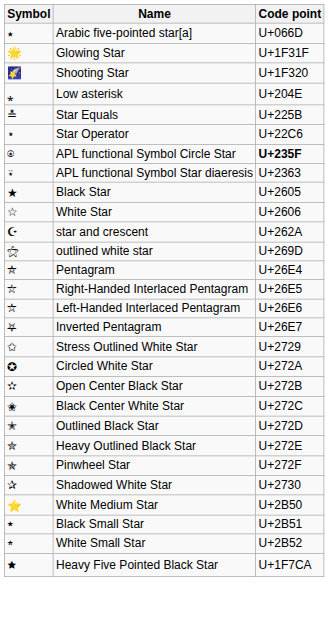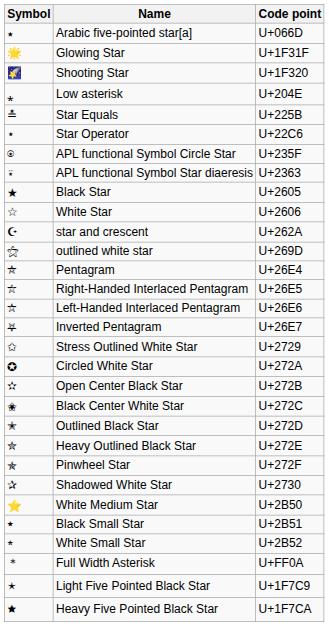(280, 153) bold -> (280, 153) normal
+ row: (105, 563)
+ row: (133, 586)
